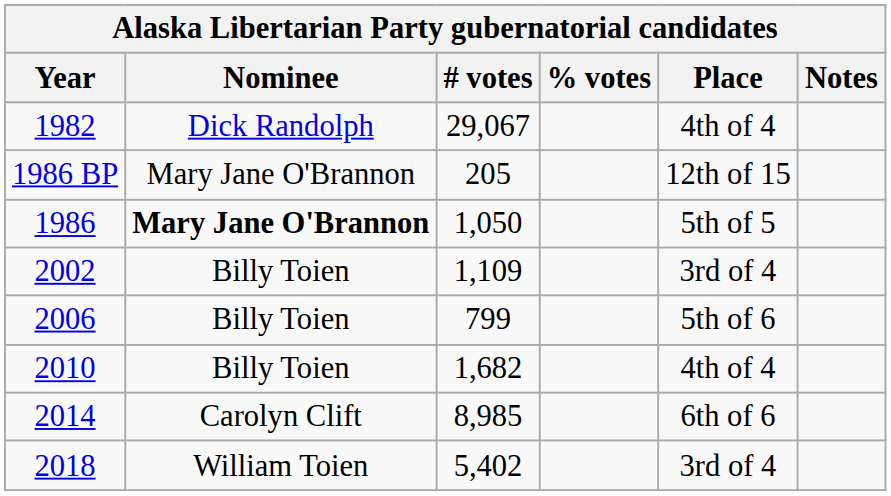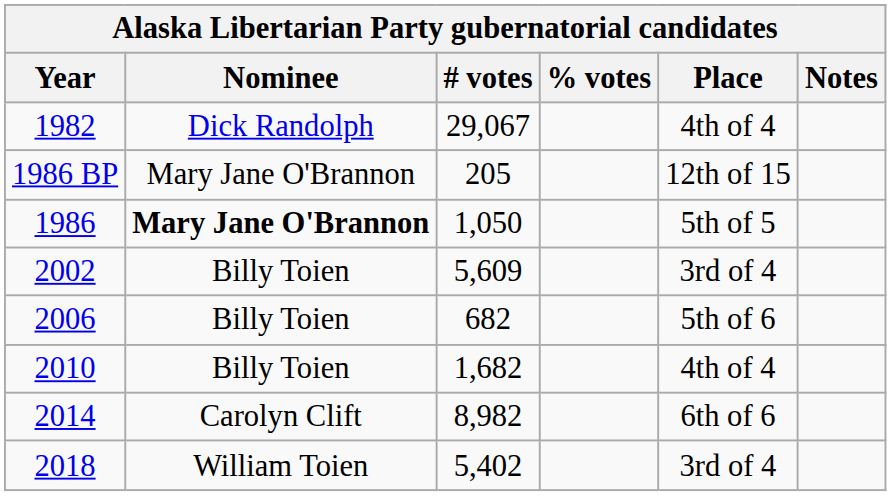(488, 271) 1,109 -> (488, 271) 5,609
(488, 319) 799 -> (488, 319) 682
(488, 416) 8,985 -> (488, 416) 8,982
